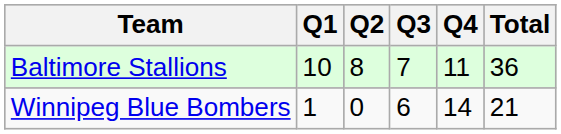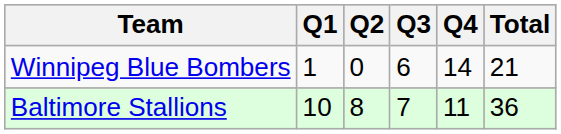rows swapped: (151, 107) <-> (119, 66)
